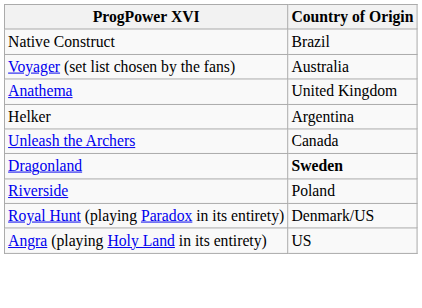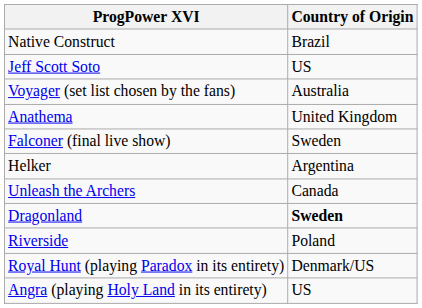+ row: (54, 66)
+ row: (89, 141)
